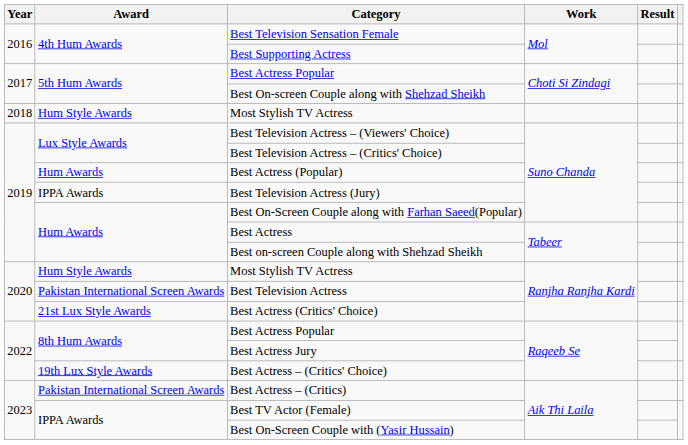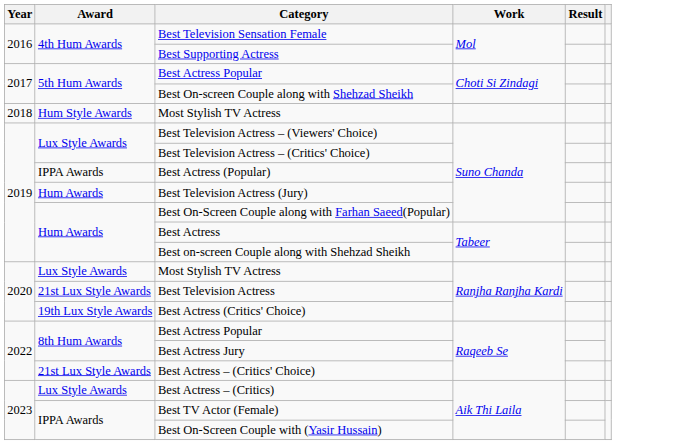(71, 172) Hum Awards -> (71, 172) IPPA Awards
(71, 192) IPPA Awards -> (71, 192) Hum Awards
(85, 271) Hum Style Awards -> (82, 271) Lux Style Awards
(131, 291) Pakistan International Screen Awards -> (94, 291) 21st Lux Style Awards
(94, 311) 21st Lux Style Awards -> (95, 311) 19th Lux Style Awards
(95, 370) 19th Lux Style Awards -> (94, 370) 21st Lux Style Awards
(131, 390) Pakistan International Screen Awards -> (82, 390) Lux Style Awards
